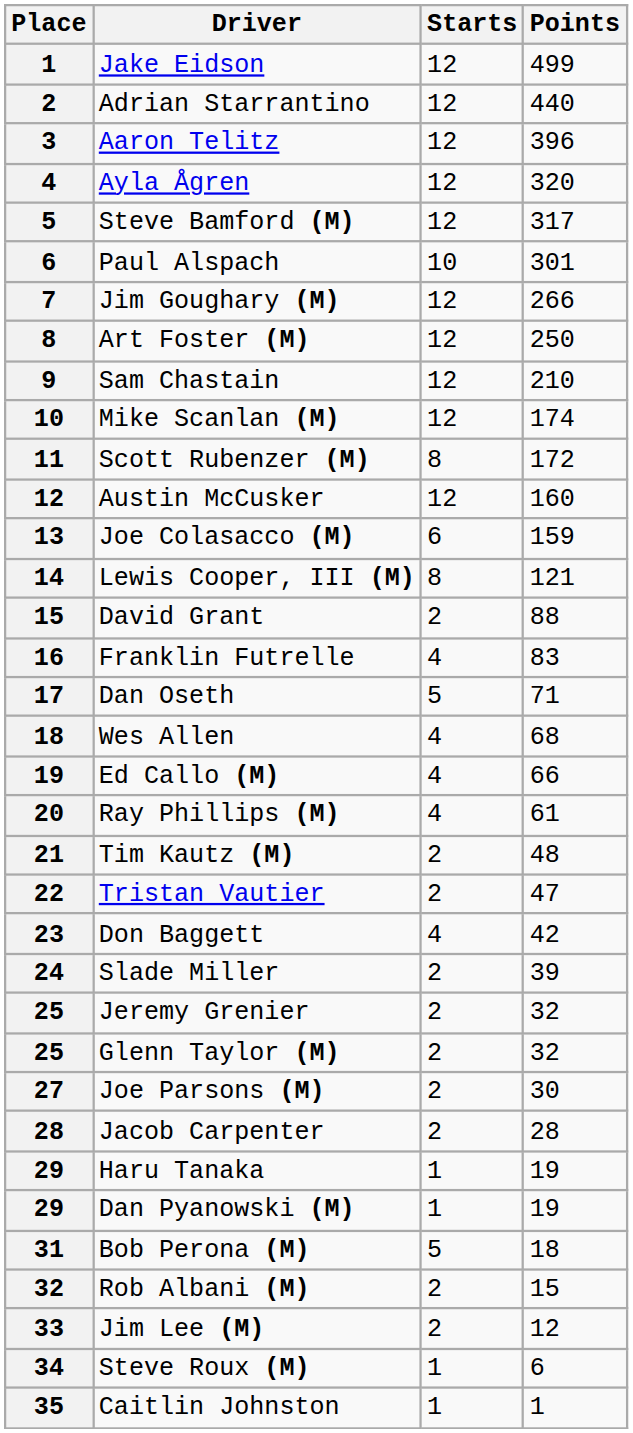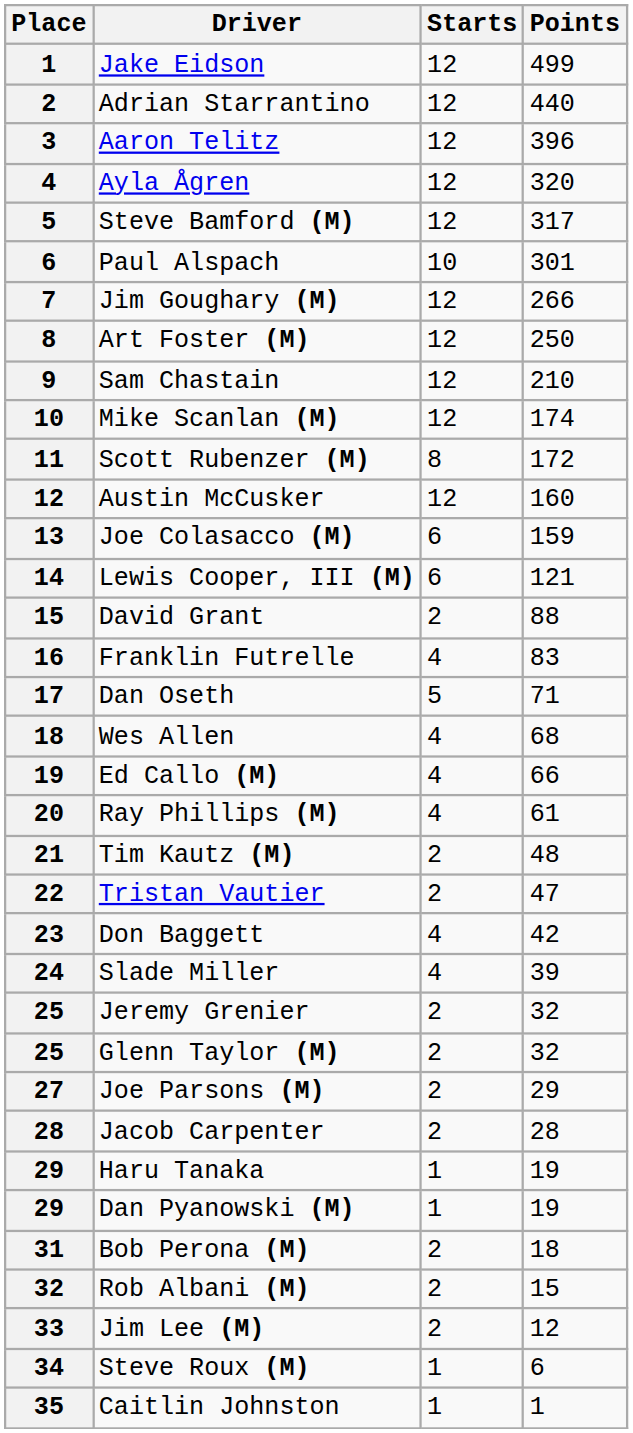(435, 578) 8 -> (435, 578) 6
(435, 973) 2 -> (435, 973) 4
(545, 1092) 30 -> (545, 1092) 29
(435, 1250) 5 -> (435, 1250) 2
